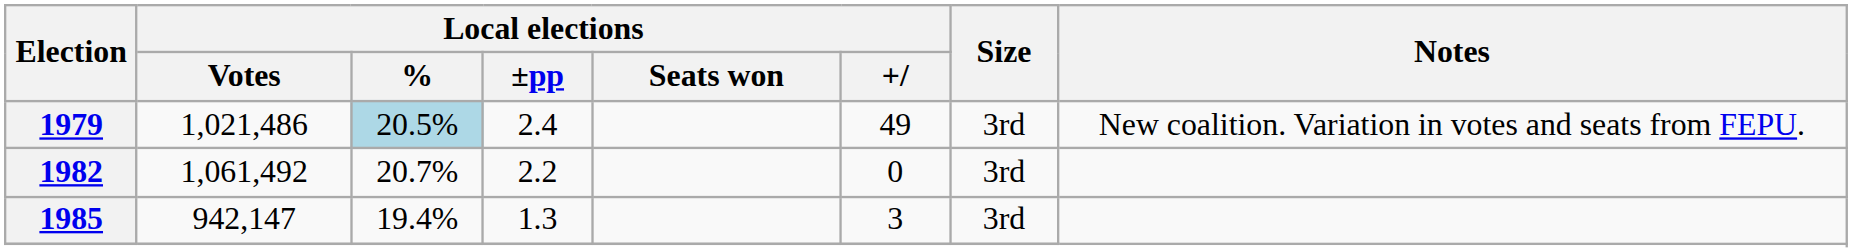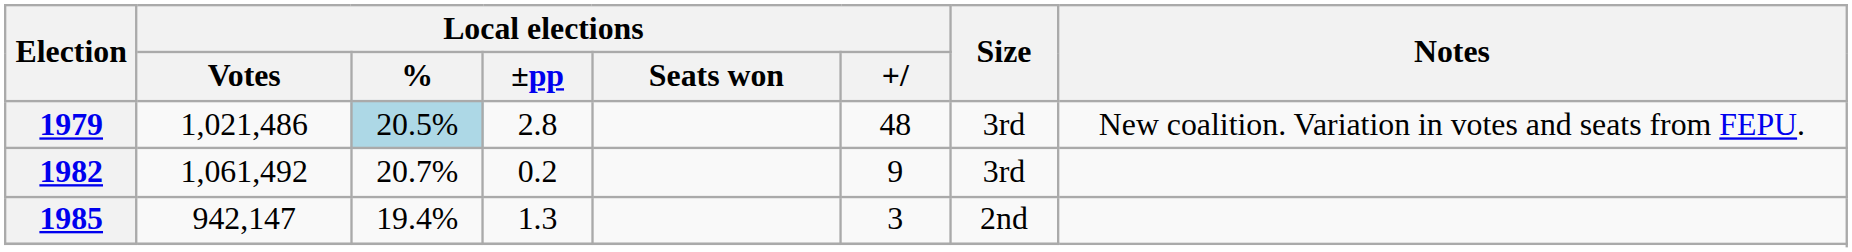(538, 123) 2.4 -> (538, 123) 2.8
(895, 123) 49 -> (895, 123) 48
(538, 171) 2.2 -> (538, 171) 0.2
(895, 171) 0 -> (895, 171) 9
(1004, 219) 3rd -> (1004, 219) 2nd
